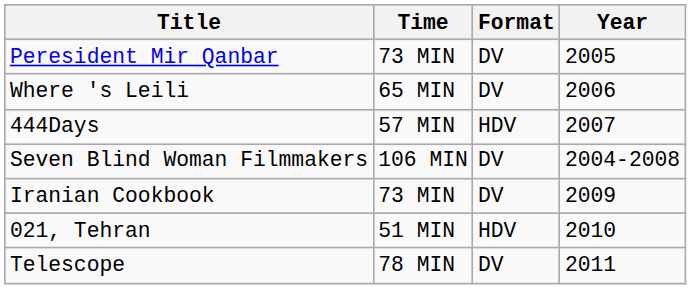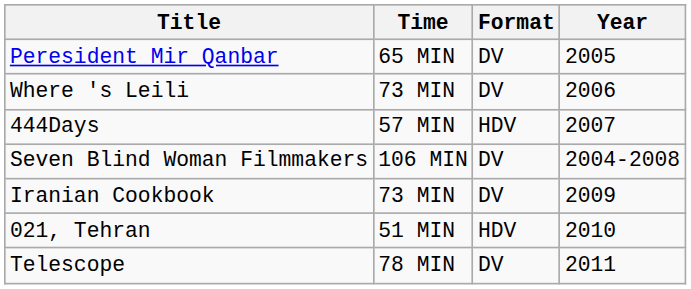(417, 57) 73 MIN -> (417, 57) 65 MIN
(417, 92) 65 MIN -> (417, 92) 73 MIN
